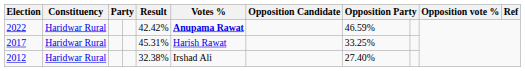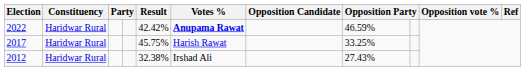(154, 43) 45.31% -> (154, 43) 45.75%
(360, 58) 27.40% -> (360, 58) 27.43%
